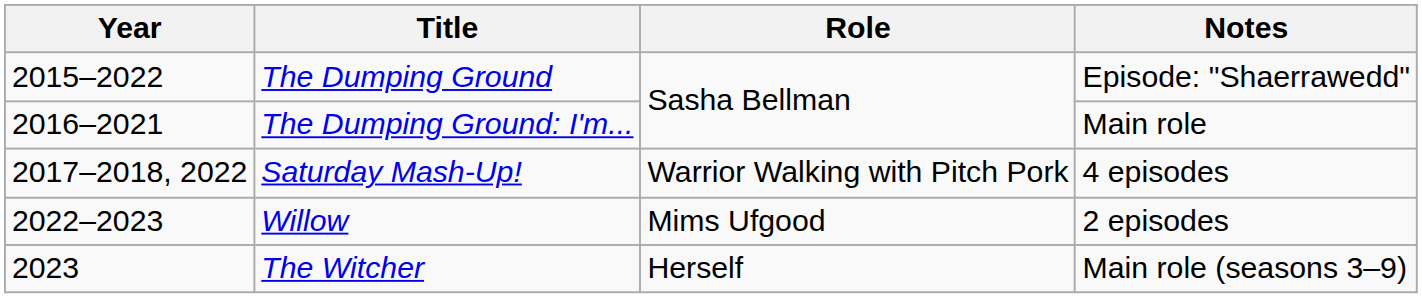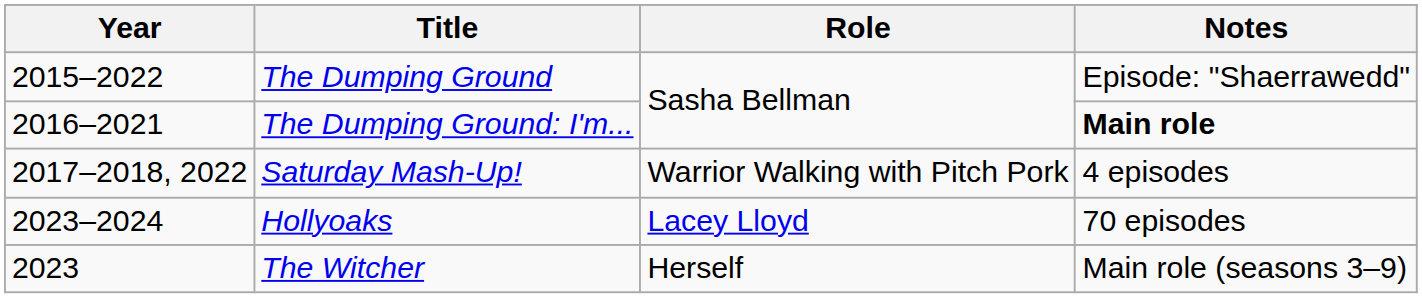(1145, 124) normal -> (1149, 124) bold
- row: (305, 220)
+ row: (327, 220)
